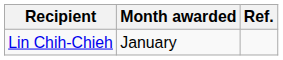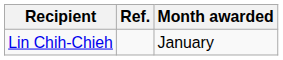columns swapped: (178, 17) <-> (259, 17)
